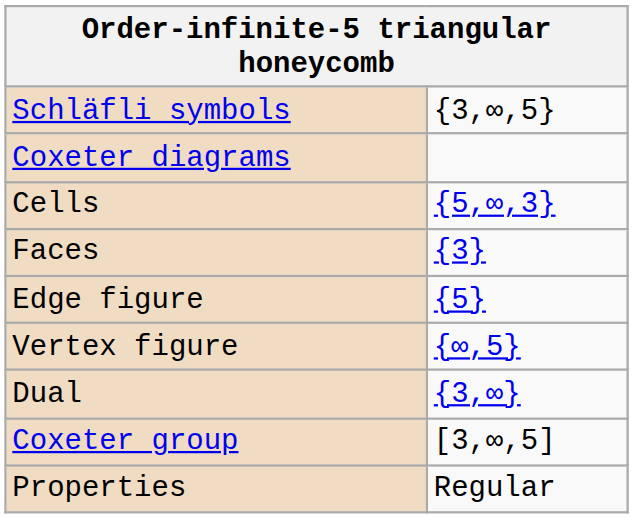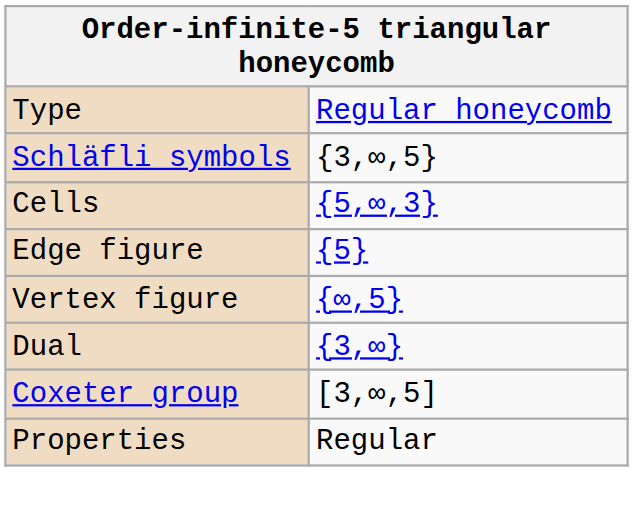+ row: (47, 110)
- row: (152, 158)
- row: (56, 252)
